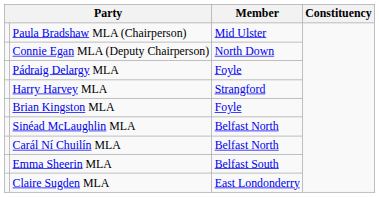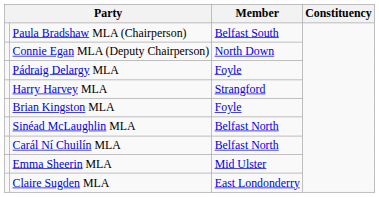(240, 32) Mid Ulster -> (247, 32) Belfast South
(247, 164) Belfast South -> (240, 164) Mid Ulster
